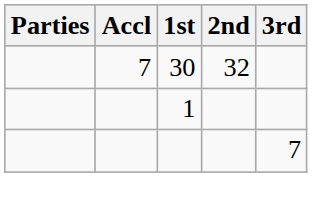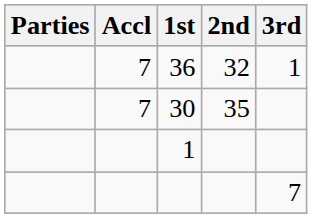+ row: (182, 66)
(237, 66) 32 -> (237, 108) 35
